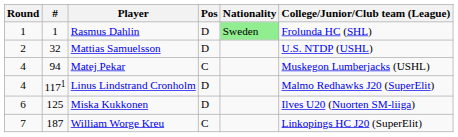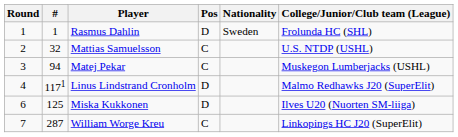(241, 31) lightgreen background -> (241, 31) no background
(205, 48) D -> (205, 48) C
(23, 66) 4 -> (23, 66) 3
(55, 122) 187 -> (55, 122) 287
